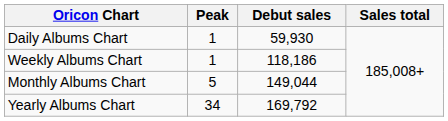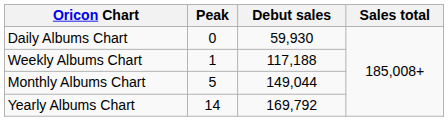(212, 37) 1 -> (212, 37) 0
(292, 60) 118,186 -> (292, 60) 117,188
(212, 104) 34 -> (212, 104) 14
